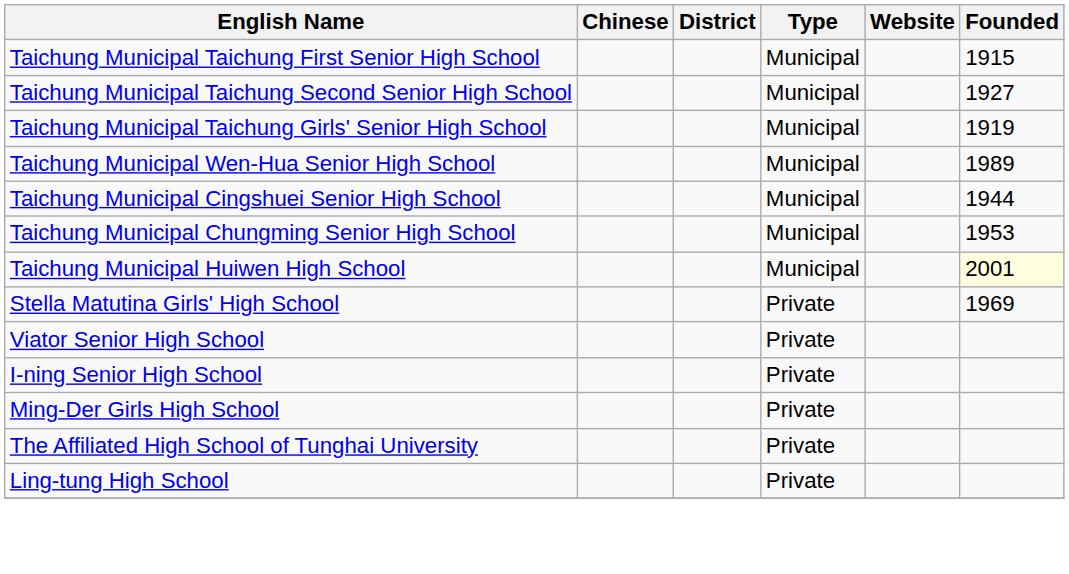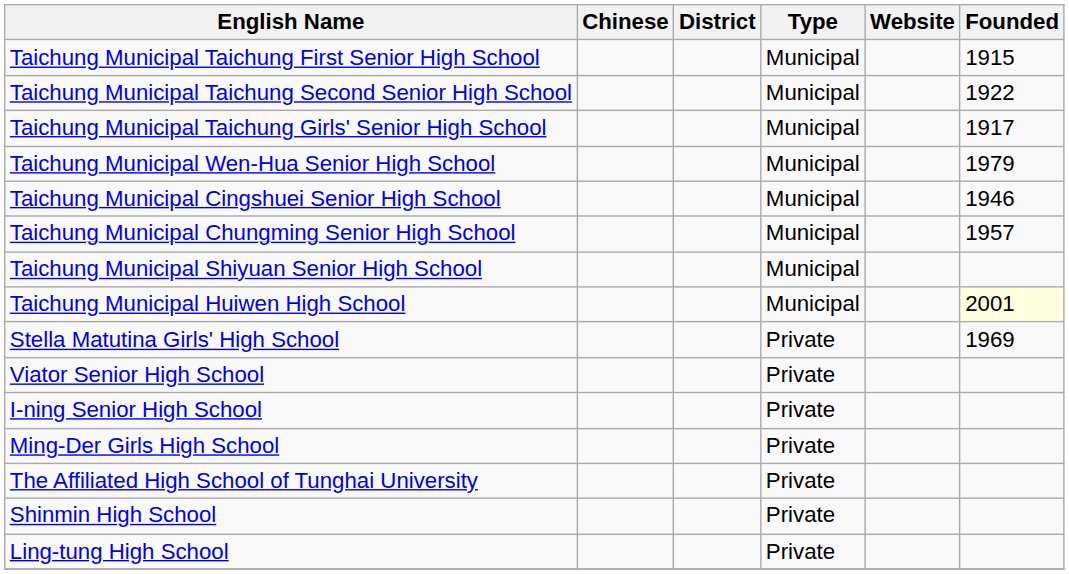(990, 92) 1927 -> (990, 92) 1922
(990, 127) 1919 -> (990, 127) 1917
(990, 163) 1989 -> (990, 163) 1979
(990, 198) 1944 -> (990, 198) 1946
(990, 233) 1953 -> (990, 233) 1957
+ row: (246, 269)
+ row: (113, 515)
